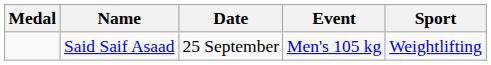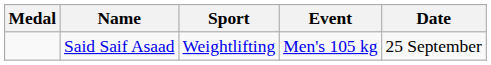columns swapped: (436, 18) <-> (231, 18)
